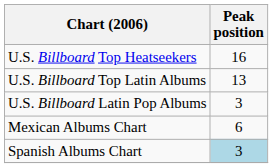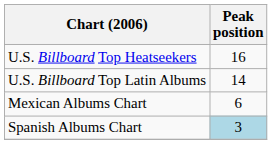(239, 80) 13 -> (238, 80) 14
- row: (107, 103)
